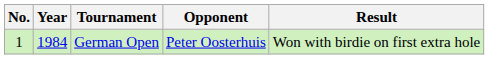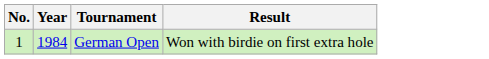- column: (216, 17)
